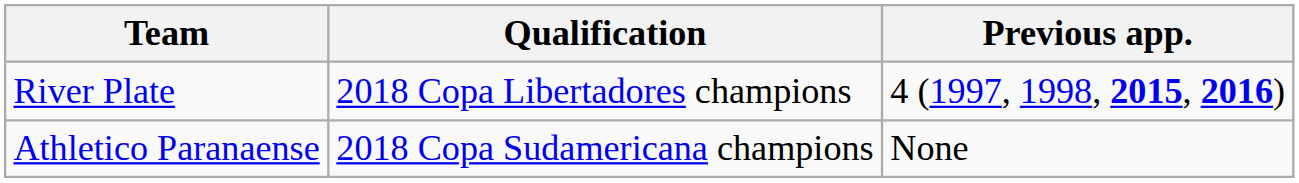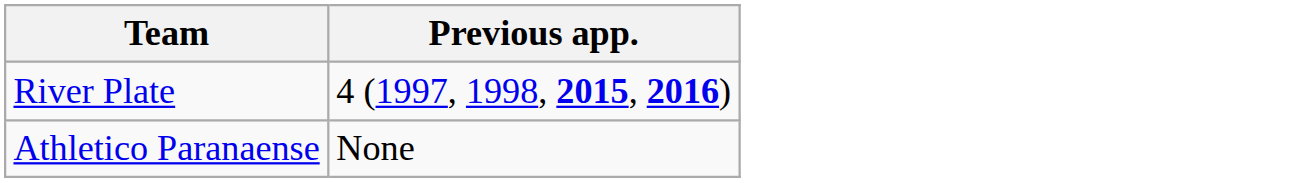- column: (605, 33)
